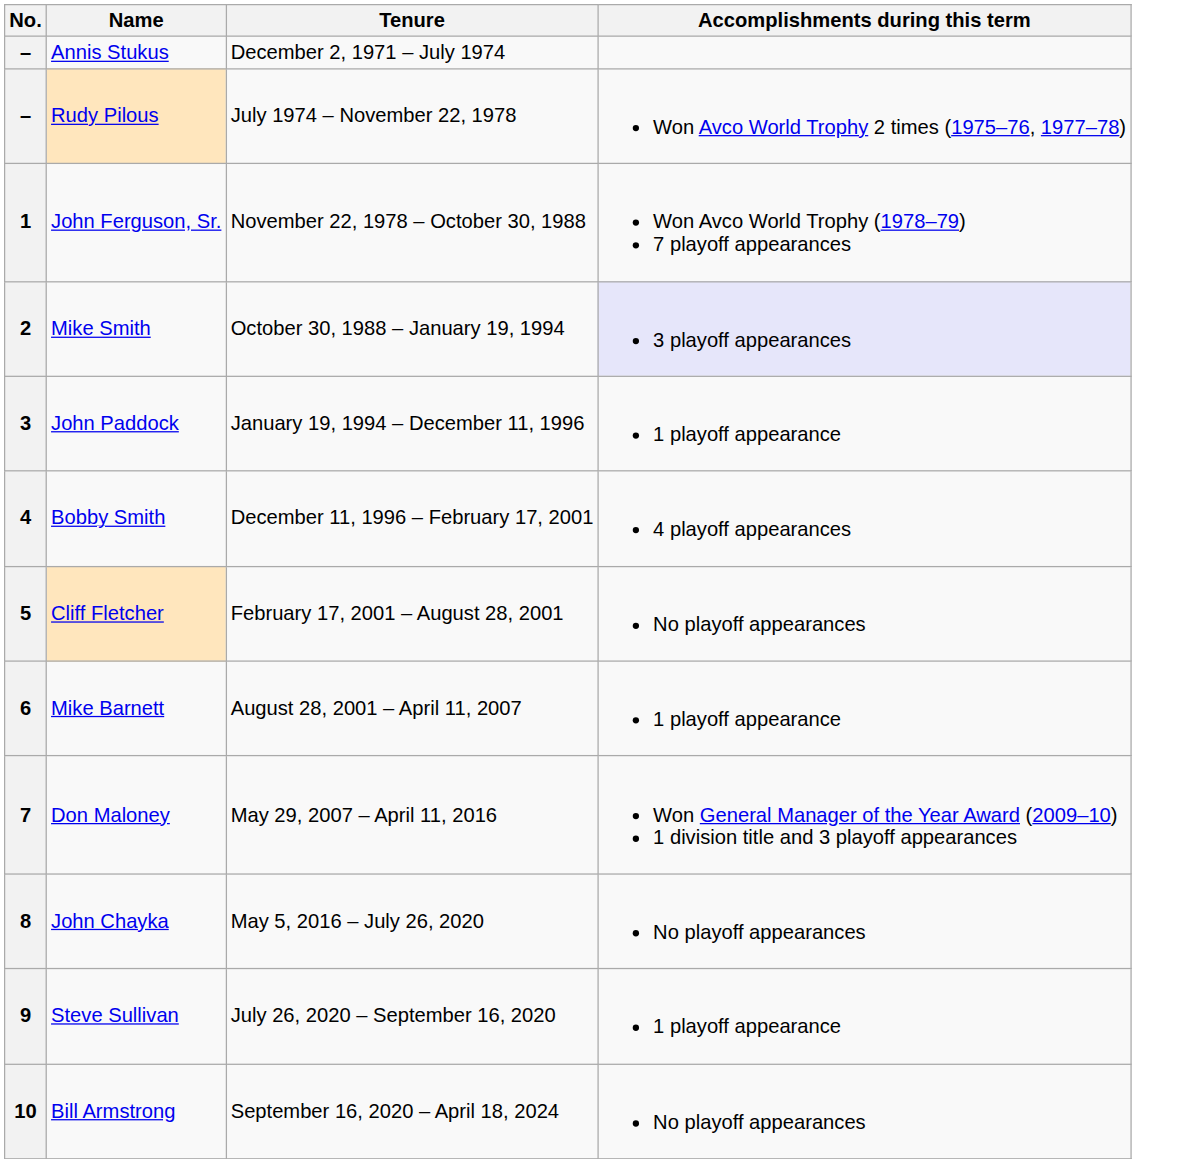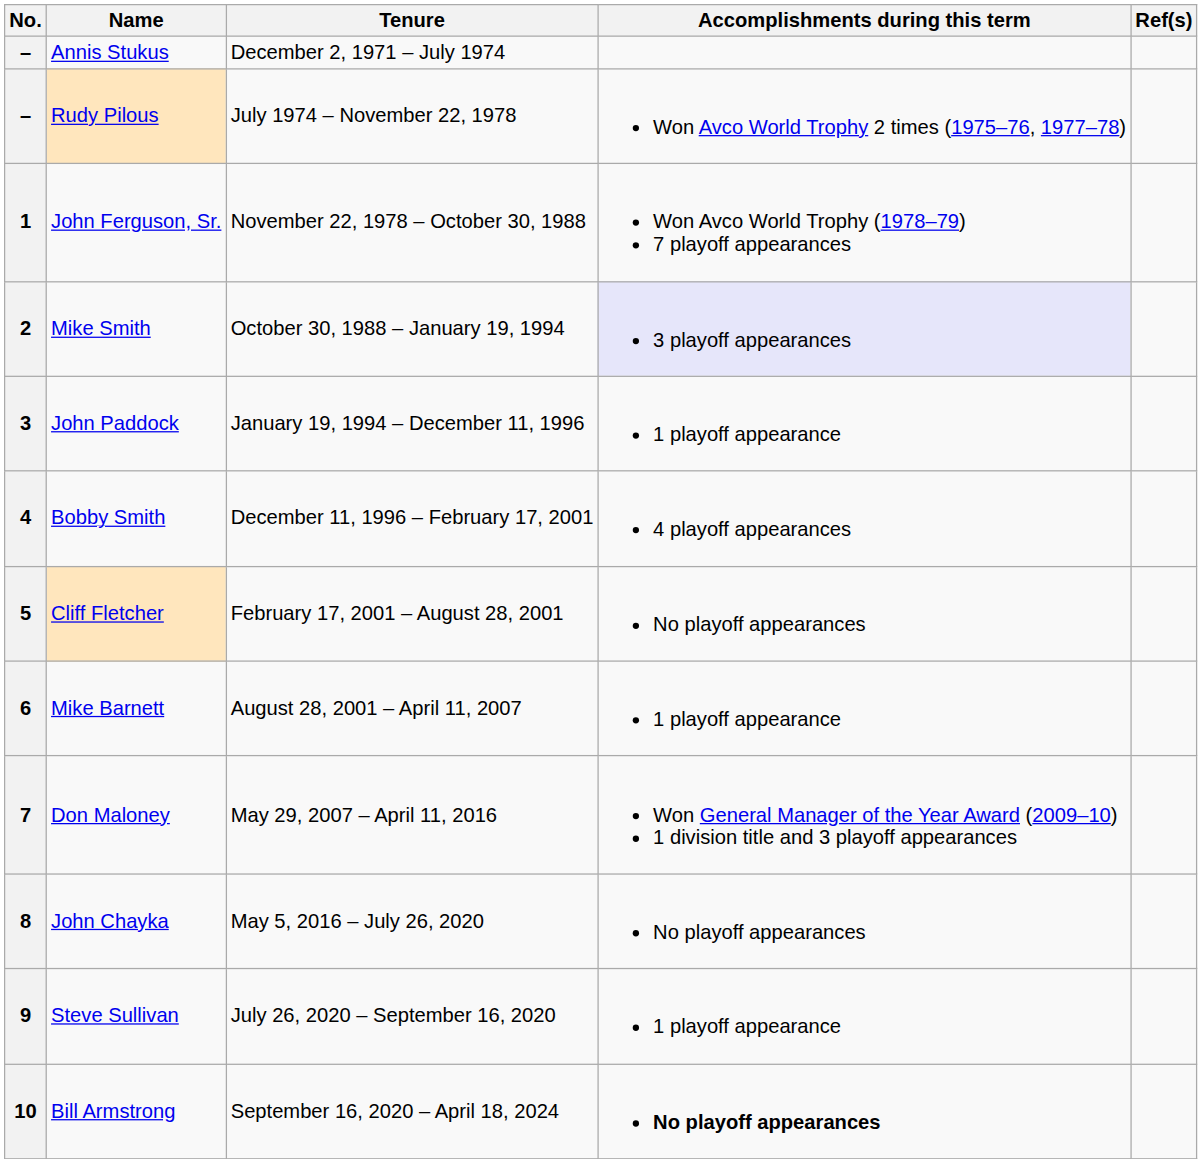+ column: (1164, 20)
(864, 1122) normal -> (864, 1122) bold
